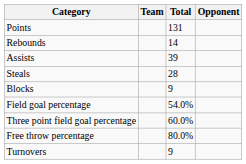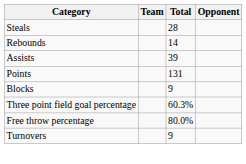rows swapped: (19, 27) <-> (18, 74)
- row: (49, 105)
(181, 120) 60.0% -> (181, 105) 60.3%
